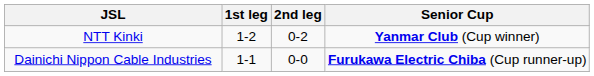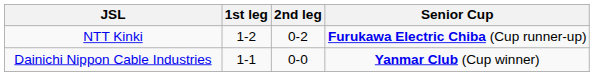(457, 36) Yanmar Club (Cup winner) -> (457, 36) Furukawa Electric Chiba (Cup runner-up)
(457, 59) Furukawa Electric Chiba (Cup runner-up) -> (457, 59) Yanmar Club (Cup winner)
